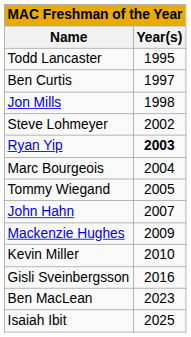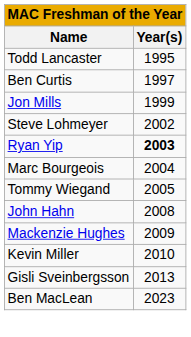(159, 102) 1998 -> (159, 102) 1999
(159, 211) 2007 -> (159, 211) 2008
(159, 277) 2016 -> (159, 277) 2013
- row: (37, 320)
